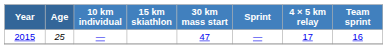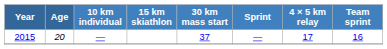(60, 37) 25 -> (60, 37) 20
(205, 37) 47 -> (205, 37) 37
